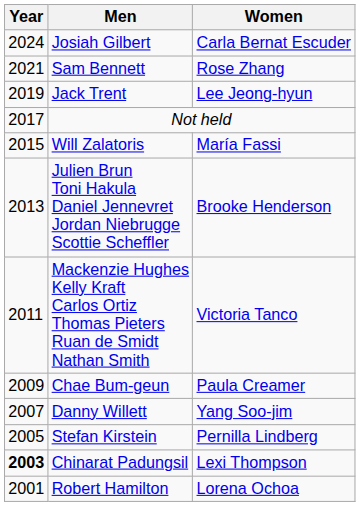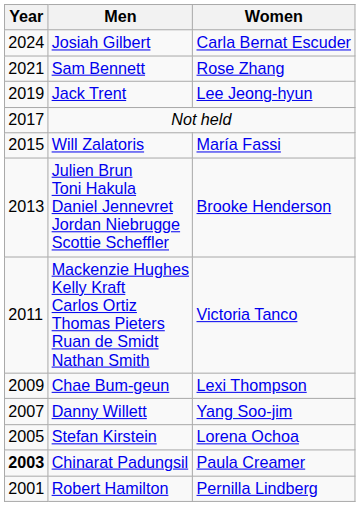(251, 385) Paula Creamer -> (252, 385) Lexi Thompson
(257, 437) Pernilla Lindberg -> (248, 437) Lorena Ochoa
(252, 462) Lexi Thompson -> (251, 462) Paula Creamer
(248, 488) Lorena Ochoa -> (257, 488) Pernilla Lindberg
